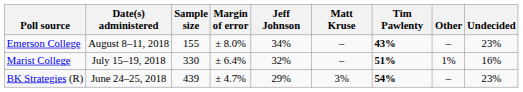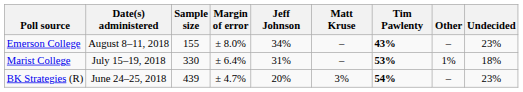(281, 61) 32% -> (281, 61) 31%
(385, 61) 51% -> (385, 61) 53%
(491, 61) 16% -> (491, 61) 18%
(281, 78) 29% -> (281, 78) 20%
